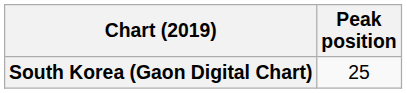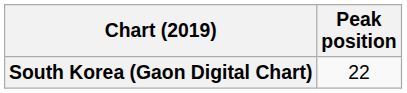(359, 72) 25 -> (359, 72) 22
